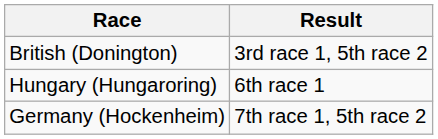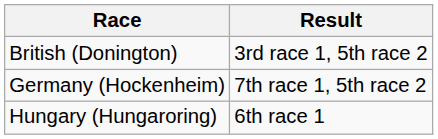rows swapped: (113, 85) <-> (117, 117)
